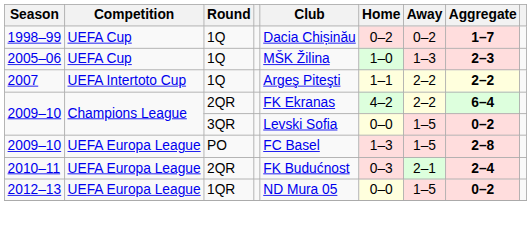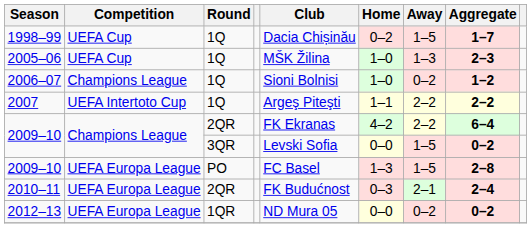(425, 37) 0–2 -> (425, 37) 1–5
+ row: (34, 80)
(425, 189) 1–5 -> (425, 211) 0–2
